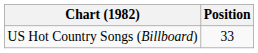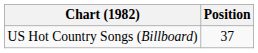(227, 36) 33 -> (227, 36) 37
